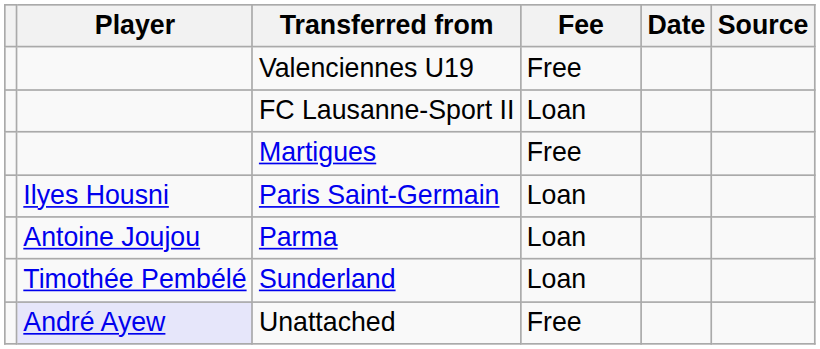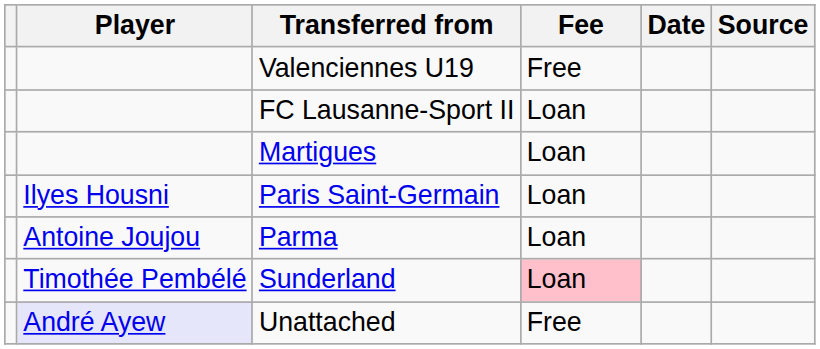(554, 152) Free -> (556, 152) Loan
(556, 279) no background -> (556, 279) pink background
